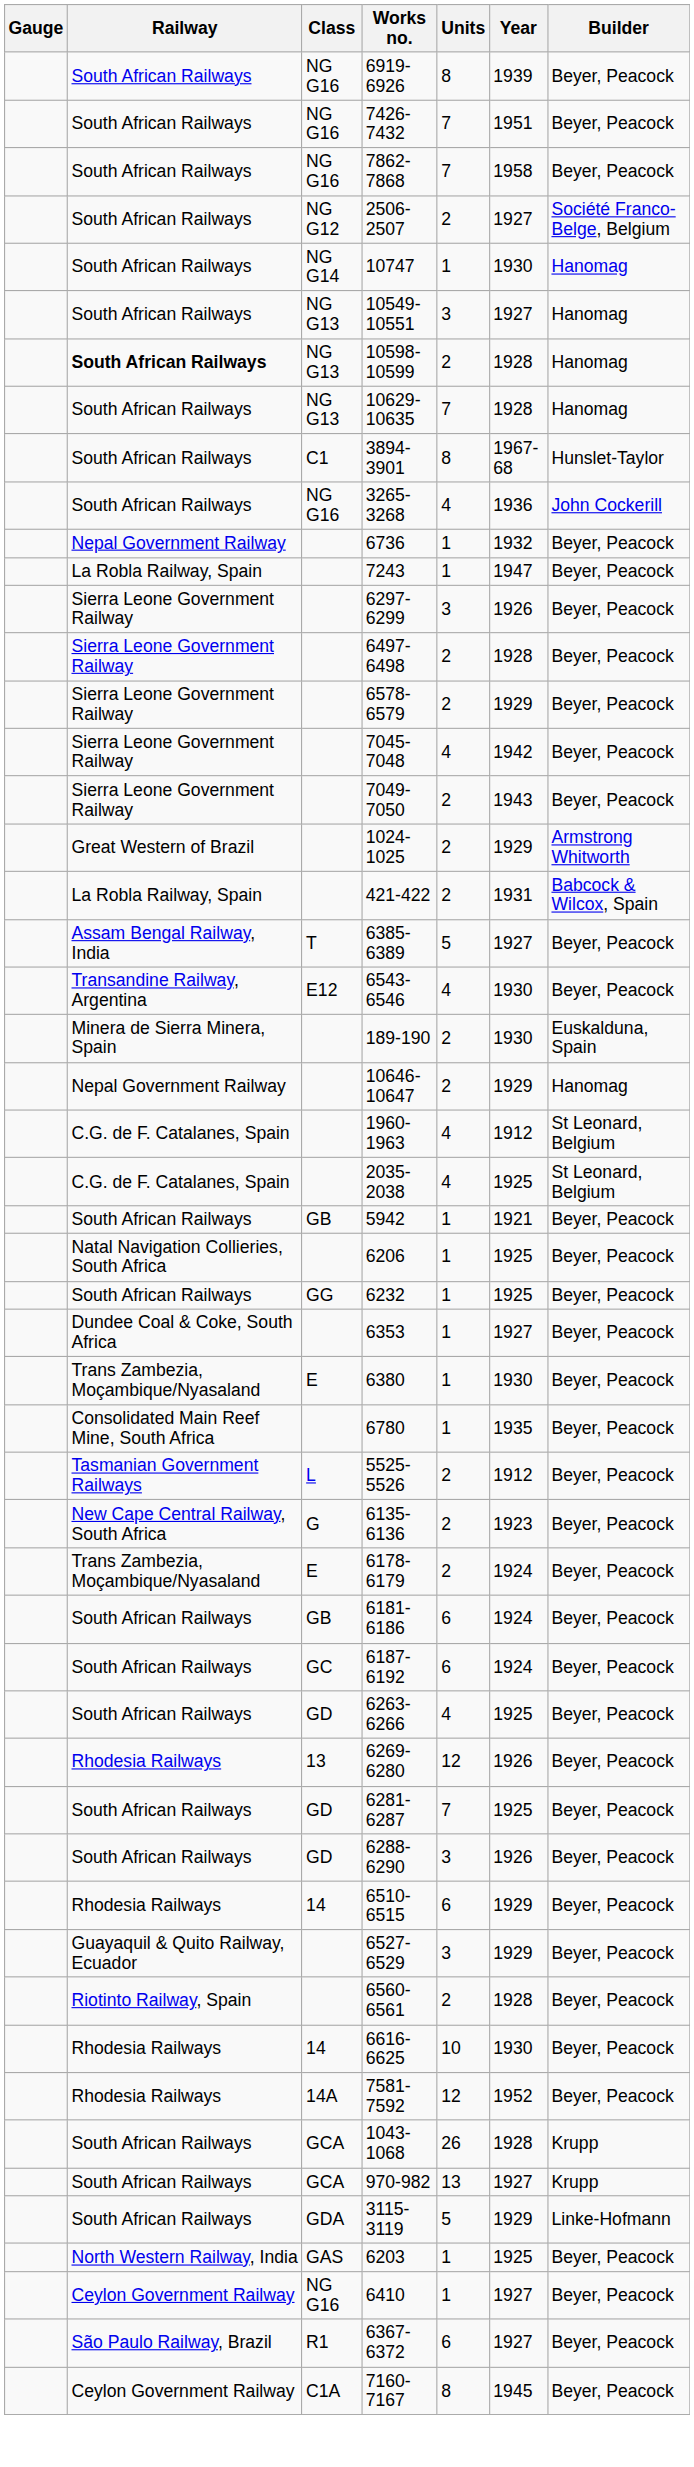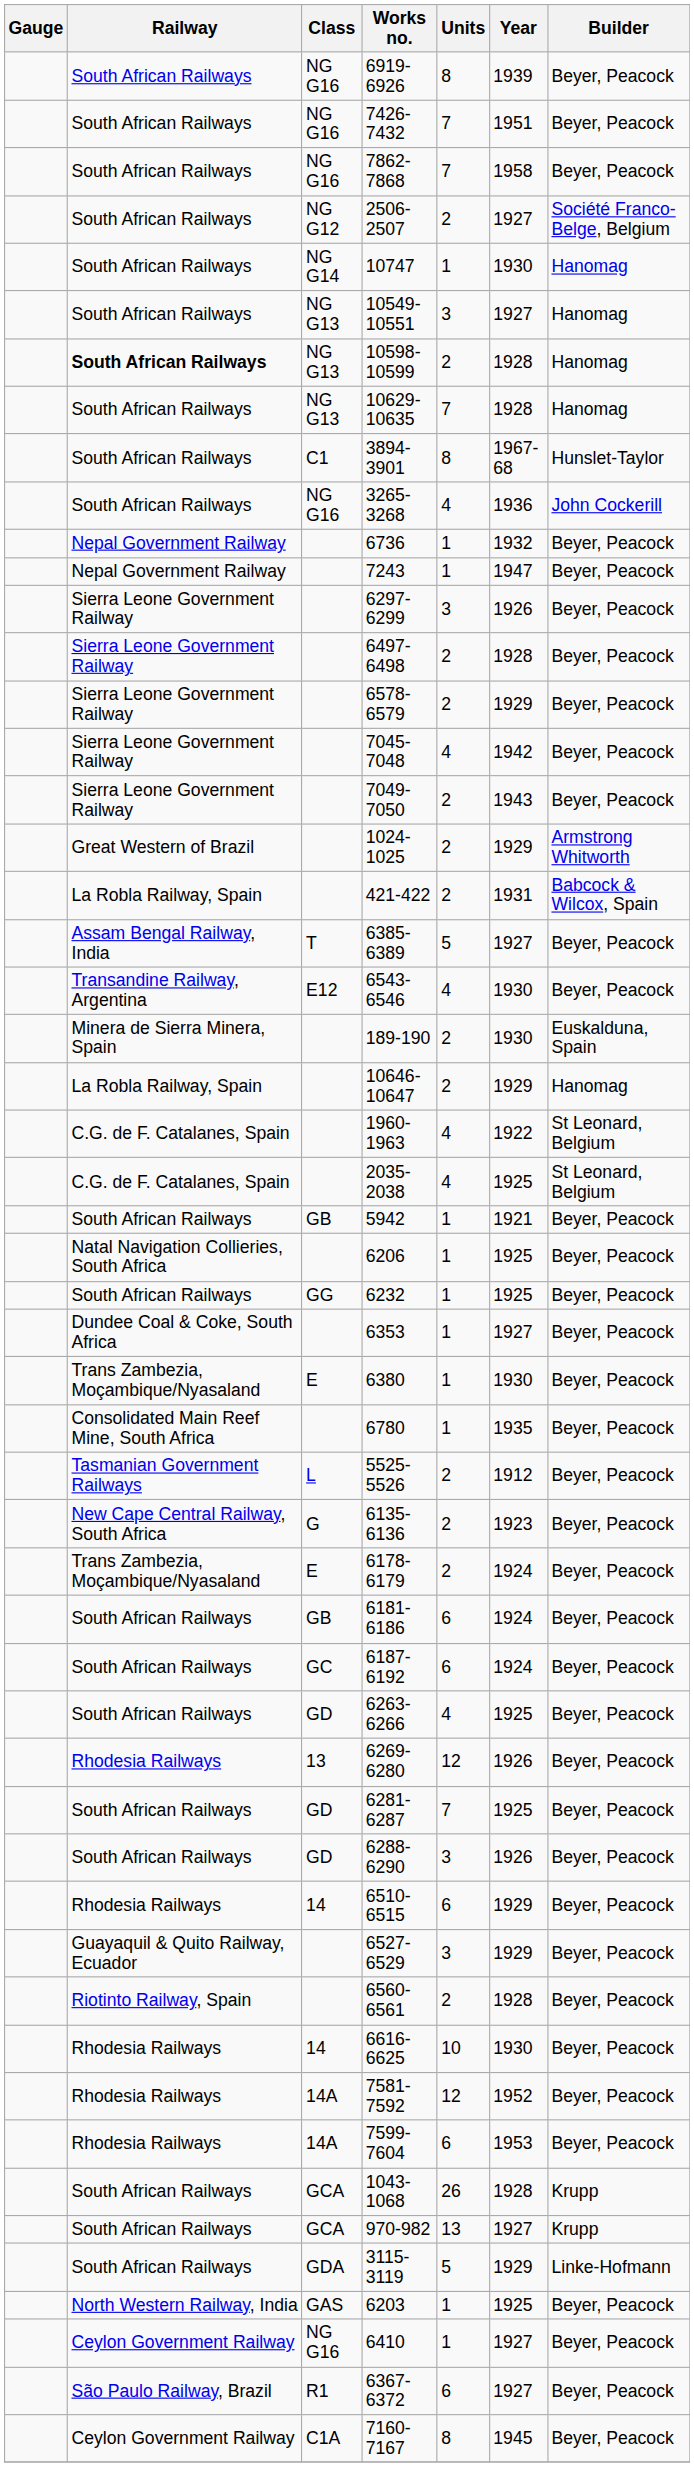(167, 571) La Robla Railway, Spain -> (179, 571) Nepal Government Railway
(179, 1086) Nepal Government Railway -> (167, 1086) La Robla Railway, Spain
(513, 1133) 1912 -> (513, 1133) 1922
+ row: (388, 2143)
